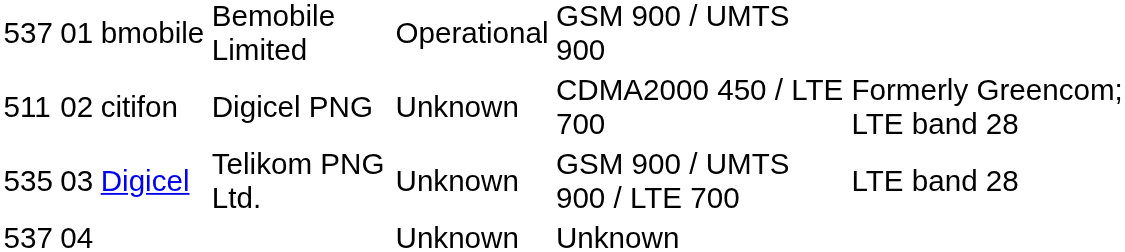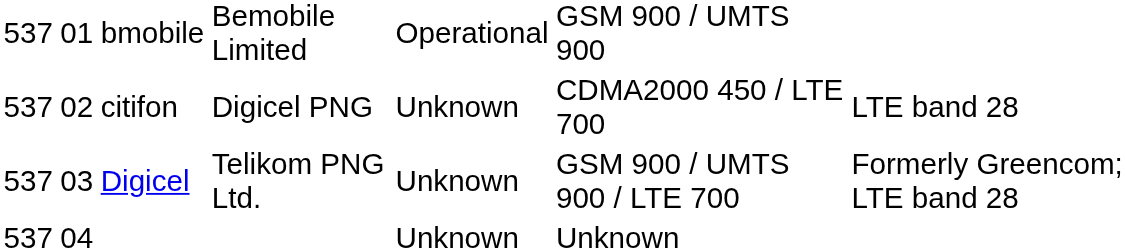(27, 107) 511 -> (28, 107) 537
(987, 107) Formerly Greencom; LTE band 28 -> (935, 107) LTE band 28
(28, 181) 535 -> (28, 181) 537
(935, 181) LTE band 28 -> (987, 181) Formerly Greencom; LTE band 28
